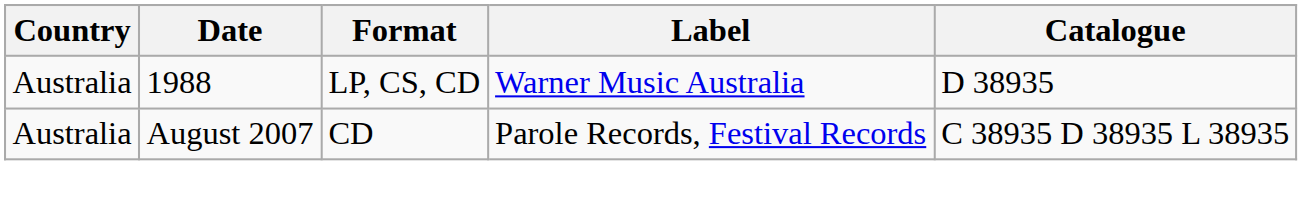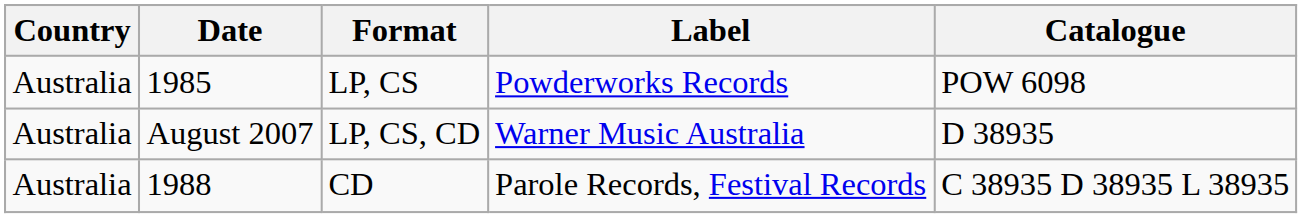+ row: (374, 81)
(179, 81) 1988 -> (230, 133) August 2007
(230, 133) August 2007 -> (179, 184) 1988
